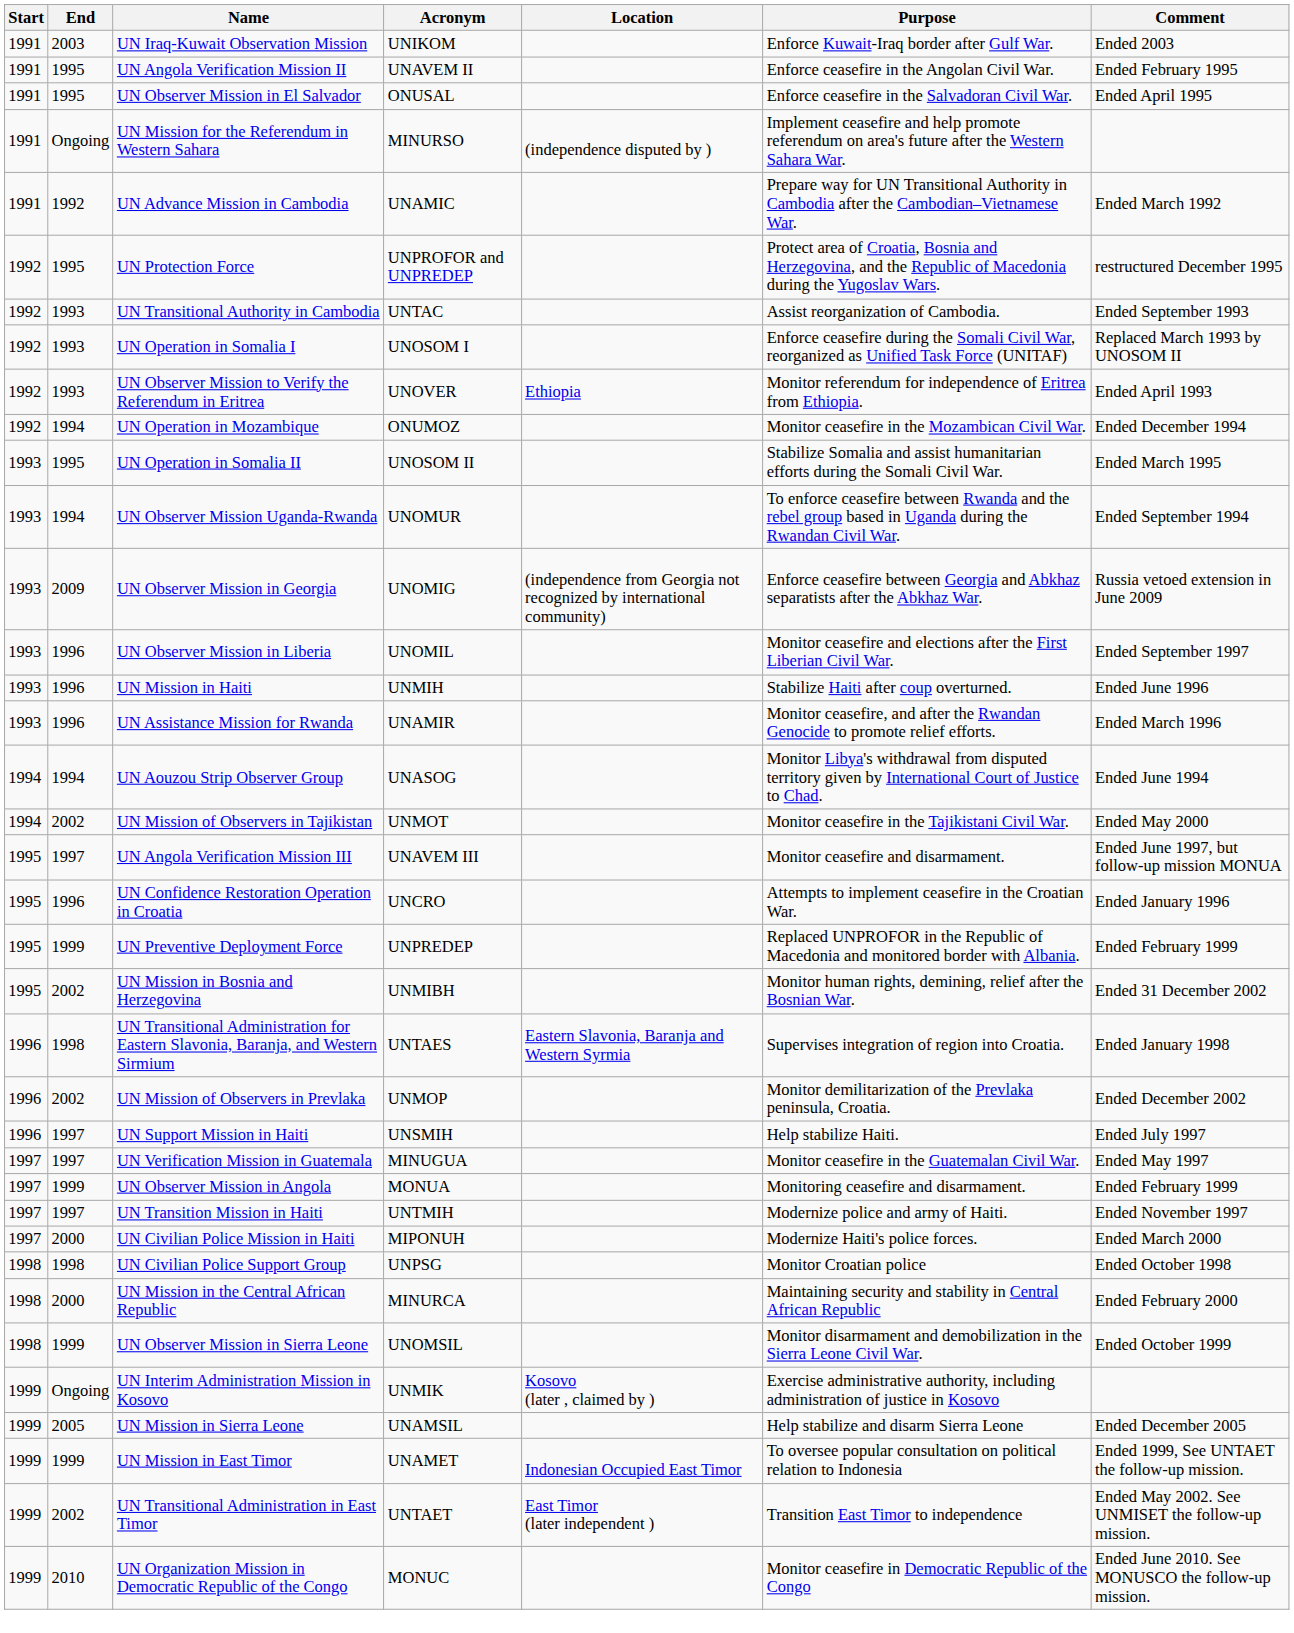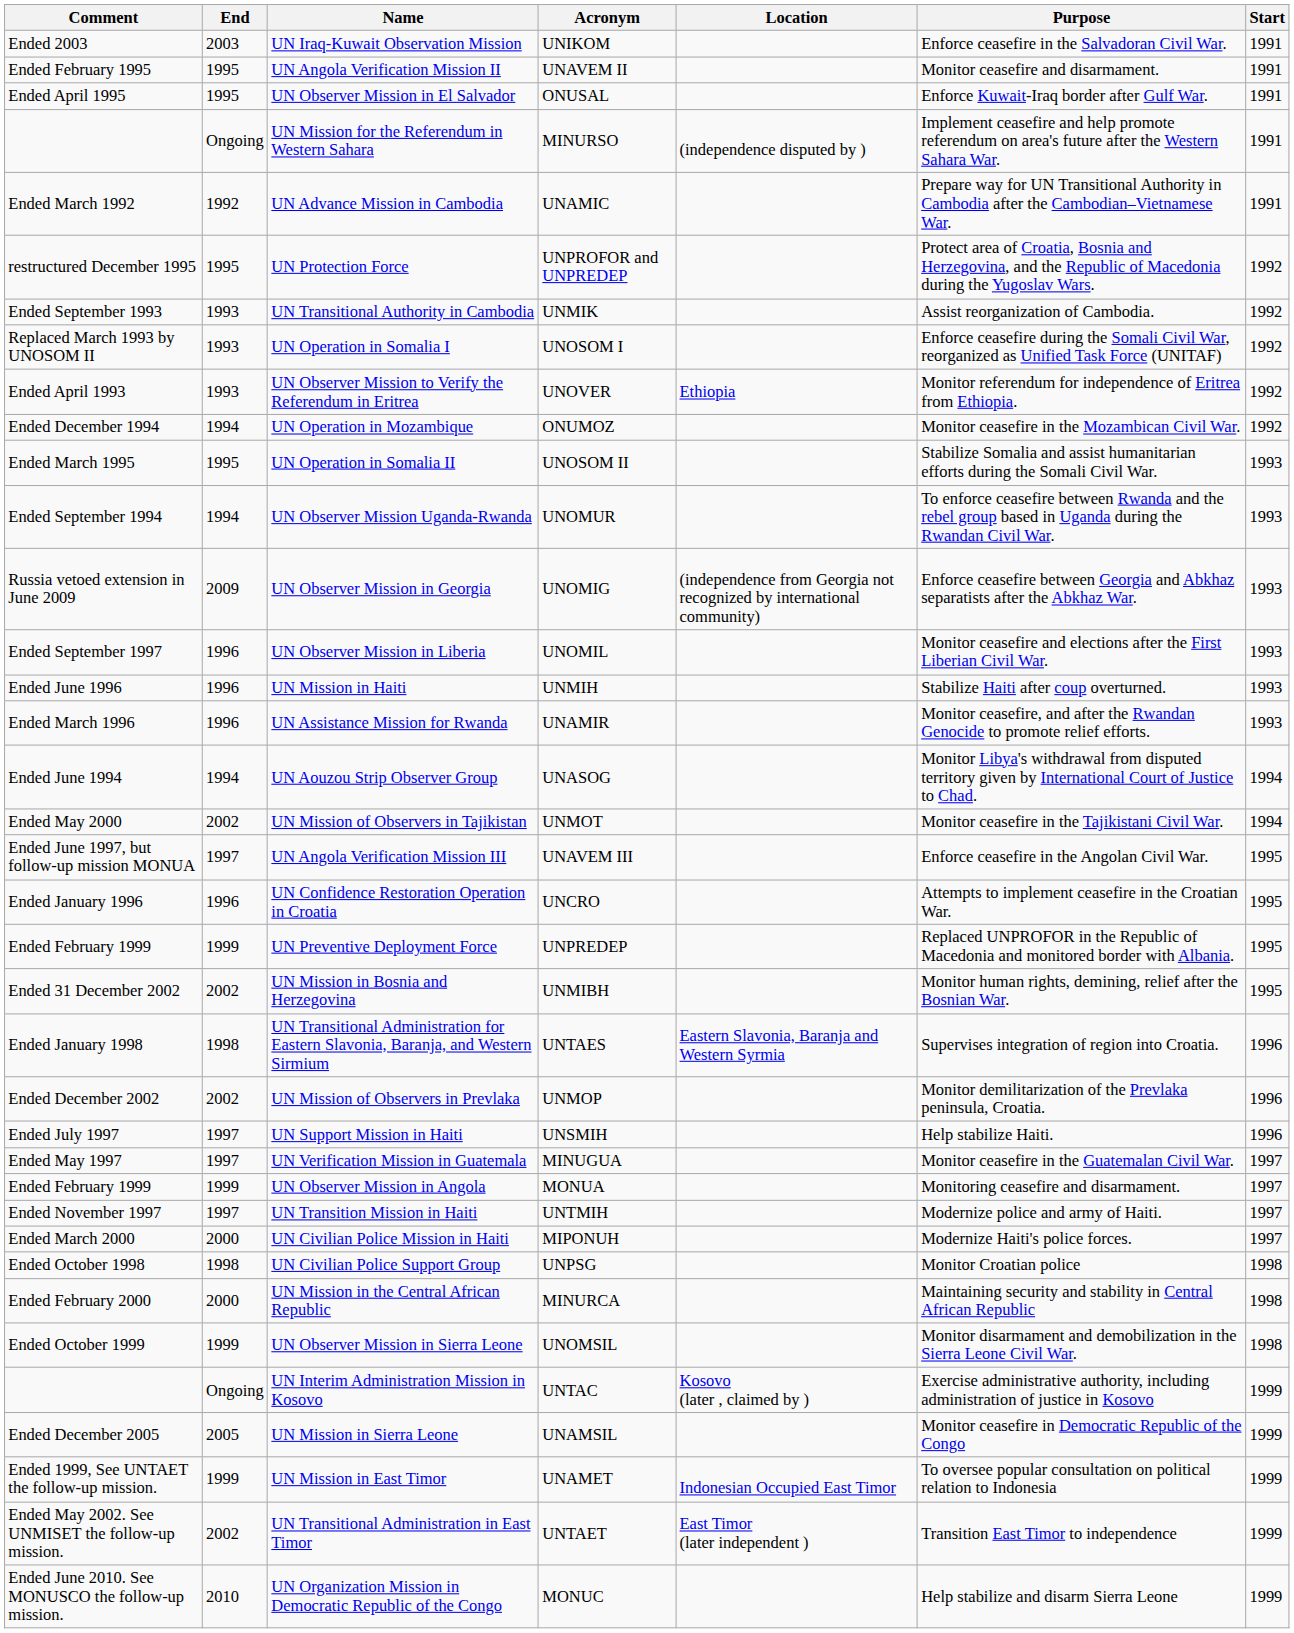columns swapped: (26, 17) <-> (1190, 17)
(910, 43) Enforce Kuwait-Iraq border after Gulf War. -> (1074, 43) Enforce ceasefire in the Salvadoran Civil War.
(910, 69) Enforce ceasefire in the Angolan Civil War. -> (1040, 69) Monitor ceasefire and disarmament.
(919, 95) Enforce ceasefire in the Salvadoran Civil War. -> (1064, 95) Enforce Kuwait-Iraq border after Gulf War.
(416, 311) UNTAC -> (570, 311) UNMIK
(886, 857) Monitor ceasefire and disarmament. -> (1065, 857) Enforce ceasefire in the Angolan Civil War.
(416, 1389) UNMIK -> (570, 1389) UNTAC
(895, 1425) Help stabilize and disarm Sierra Leone -> (1081, 1434) Monitor ceasefire in Democratic Republic of the Congo
(927, 1577) Monitor ceasefire in Democratic Republic of the Congo -> (1050, 1596) Help stabilize and disarm Sierra Leone
